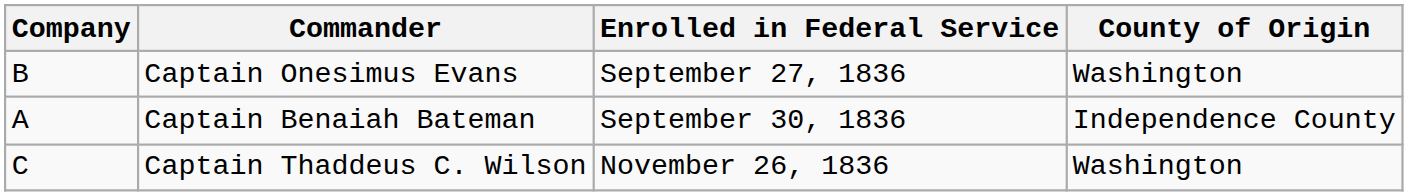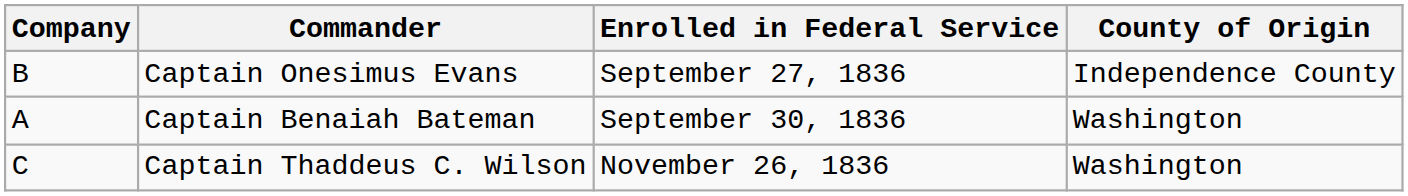(1158, 74) Washington -> (1234, 74) Independence County
(1234, 121) Independence County -> (1158, 121) Washington
